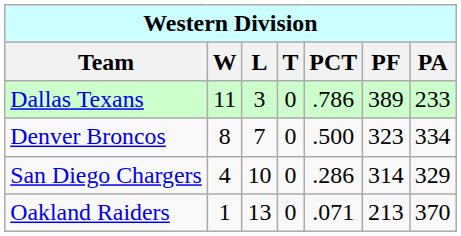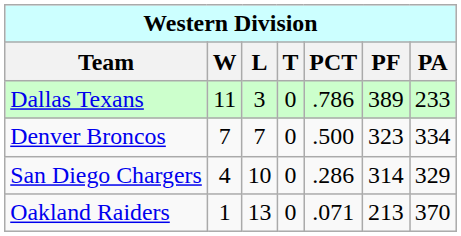(225, 136) 8 -> (225, 136) 7
